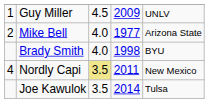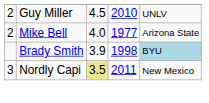(10, 13) 1 -> (10, 13) 2
(127, 13) 2009 -> (124, 13) 2010
(100, 51) 4.0 -> (97, 51) 3.9
(155, 51) no background -> (152, 51) lightblue background
(10, 70) 4 -> (10, 70) 3
- row: (53, 88)
